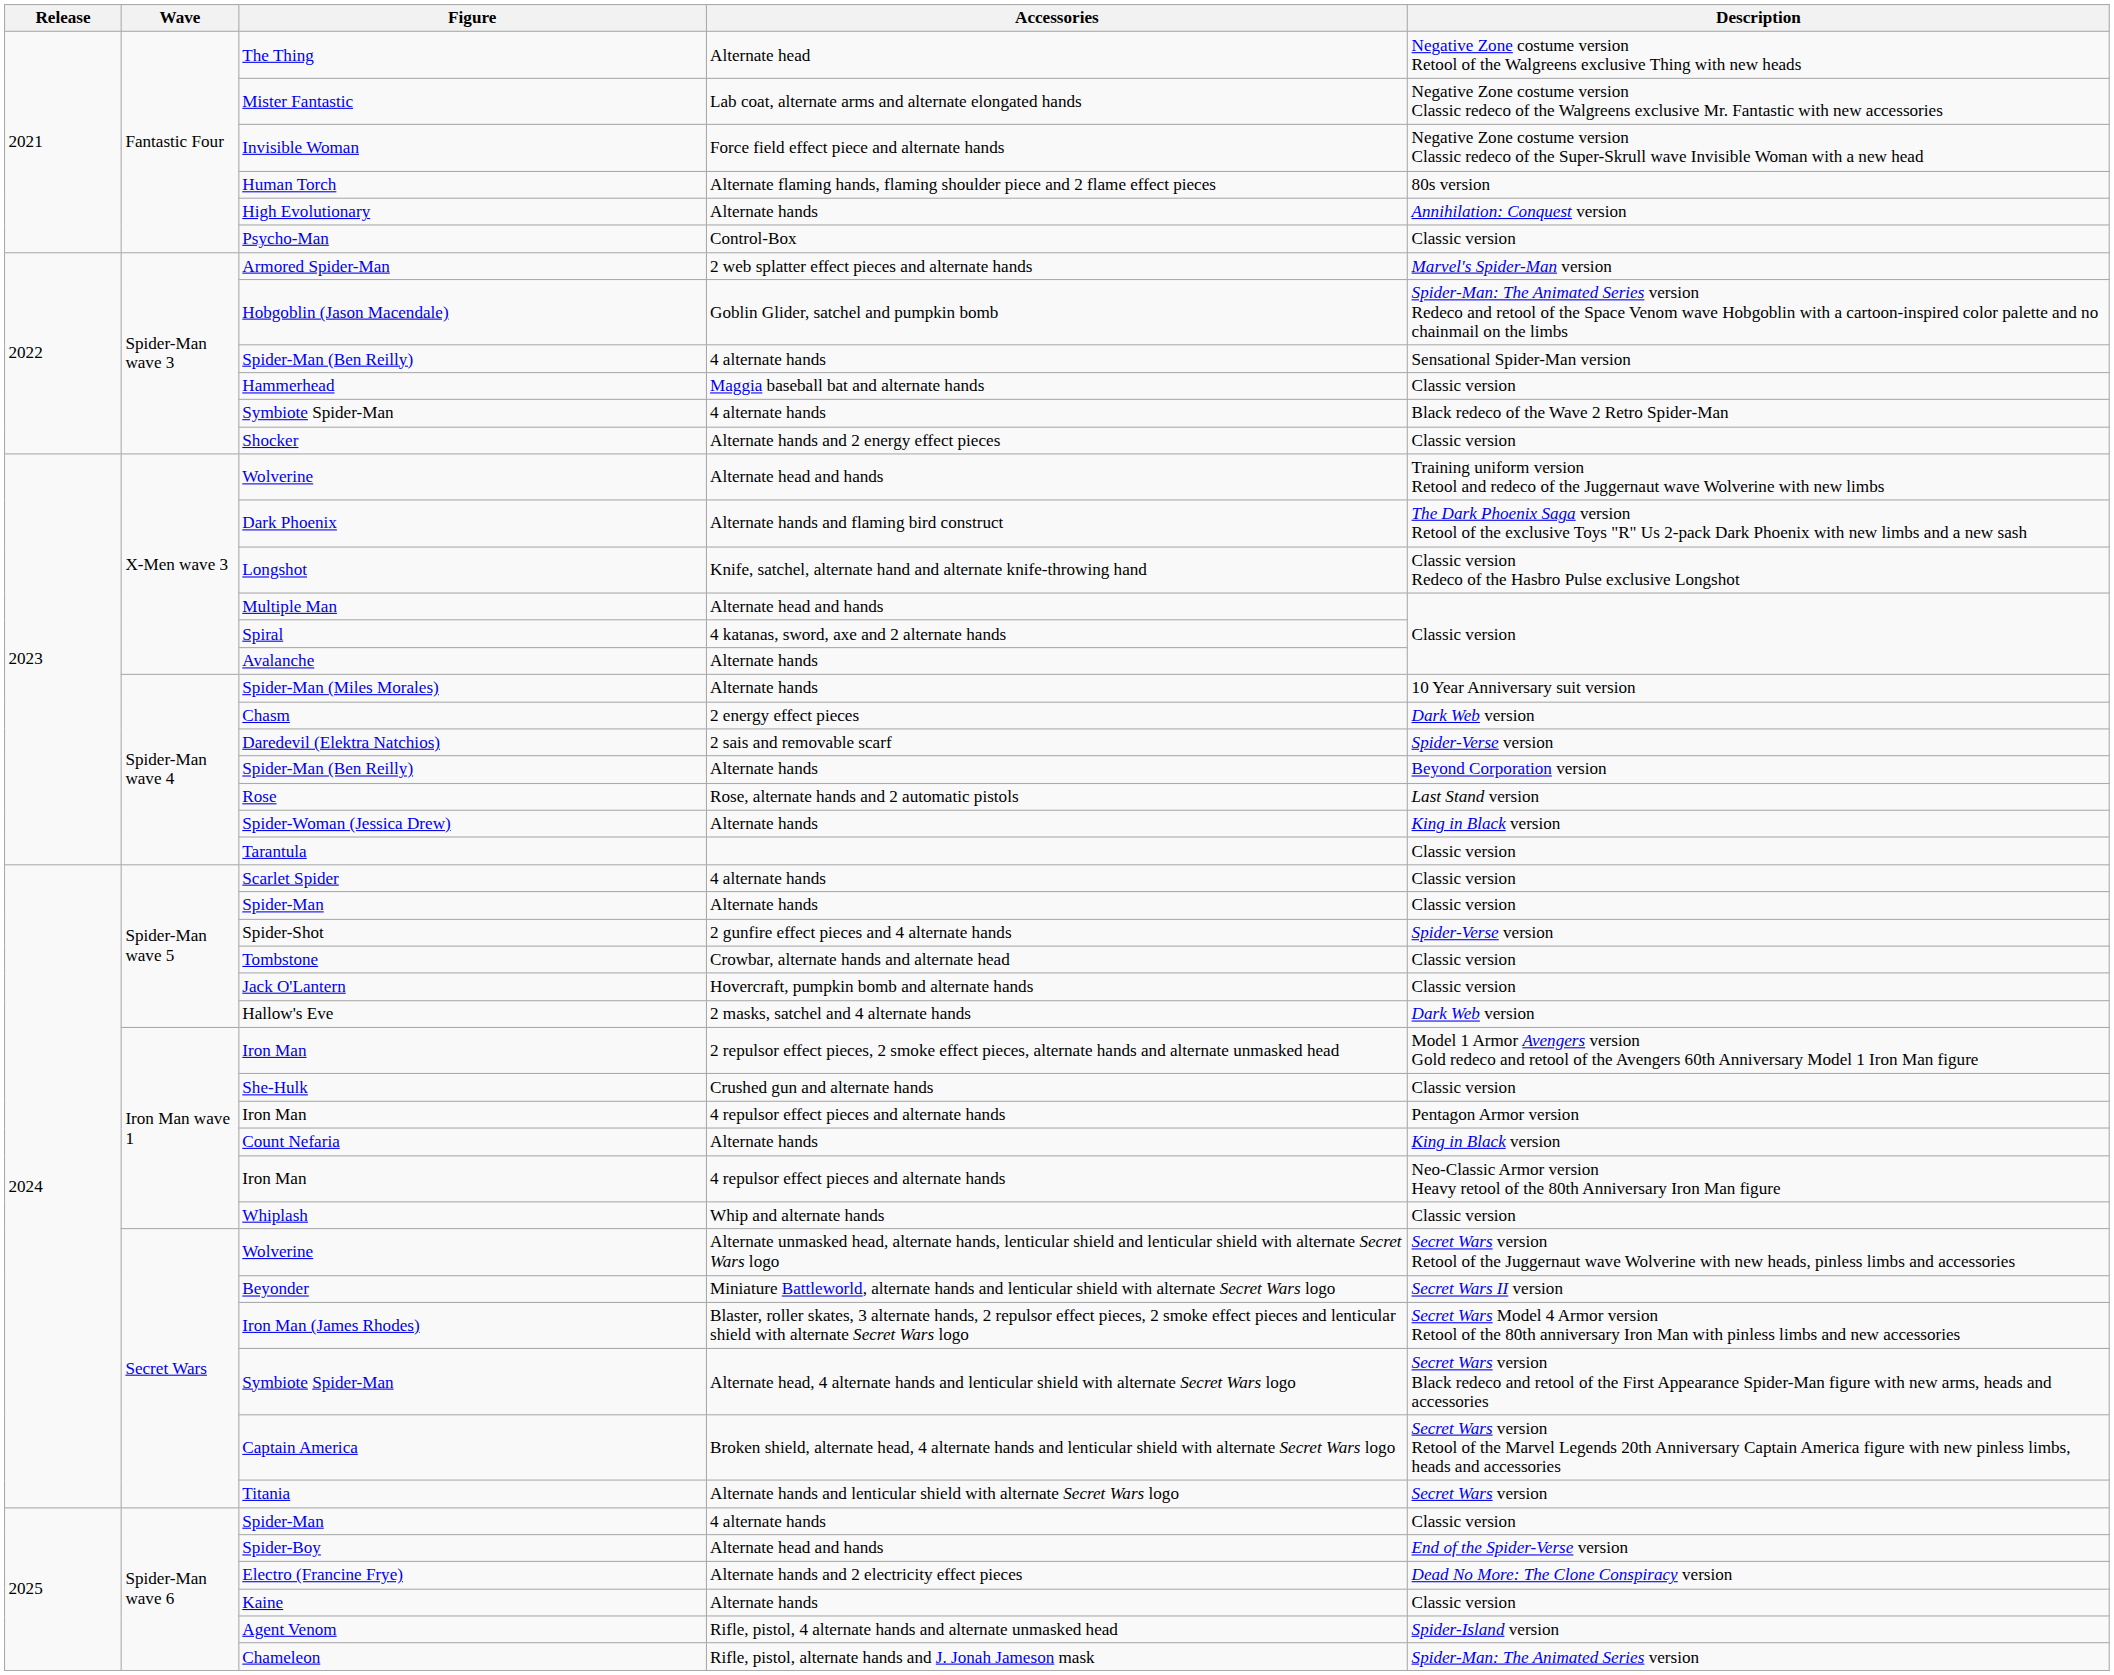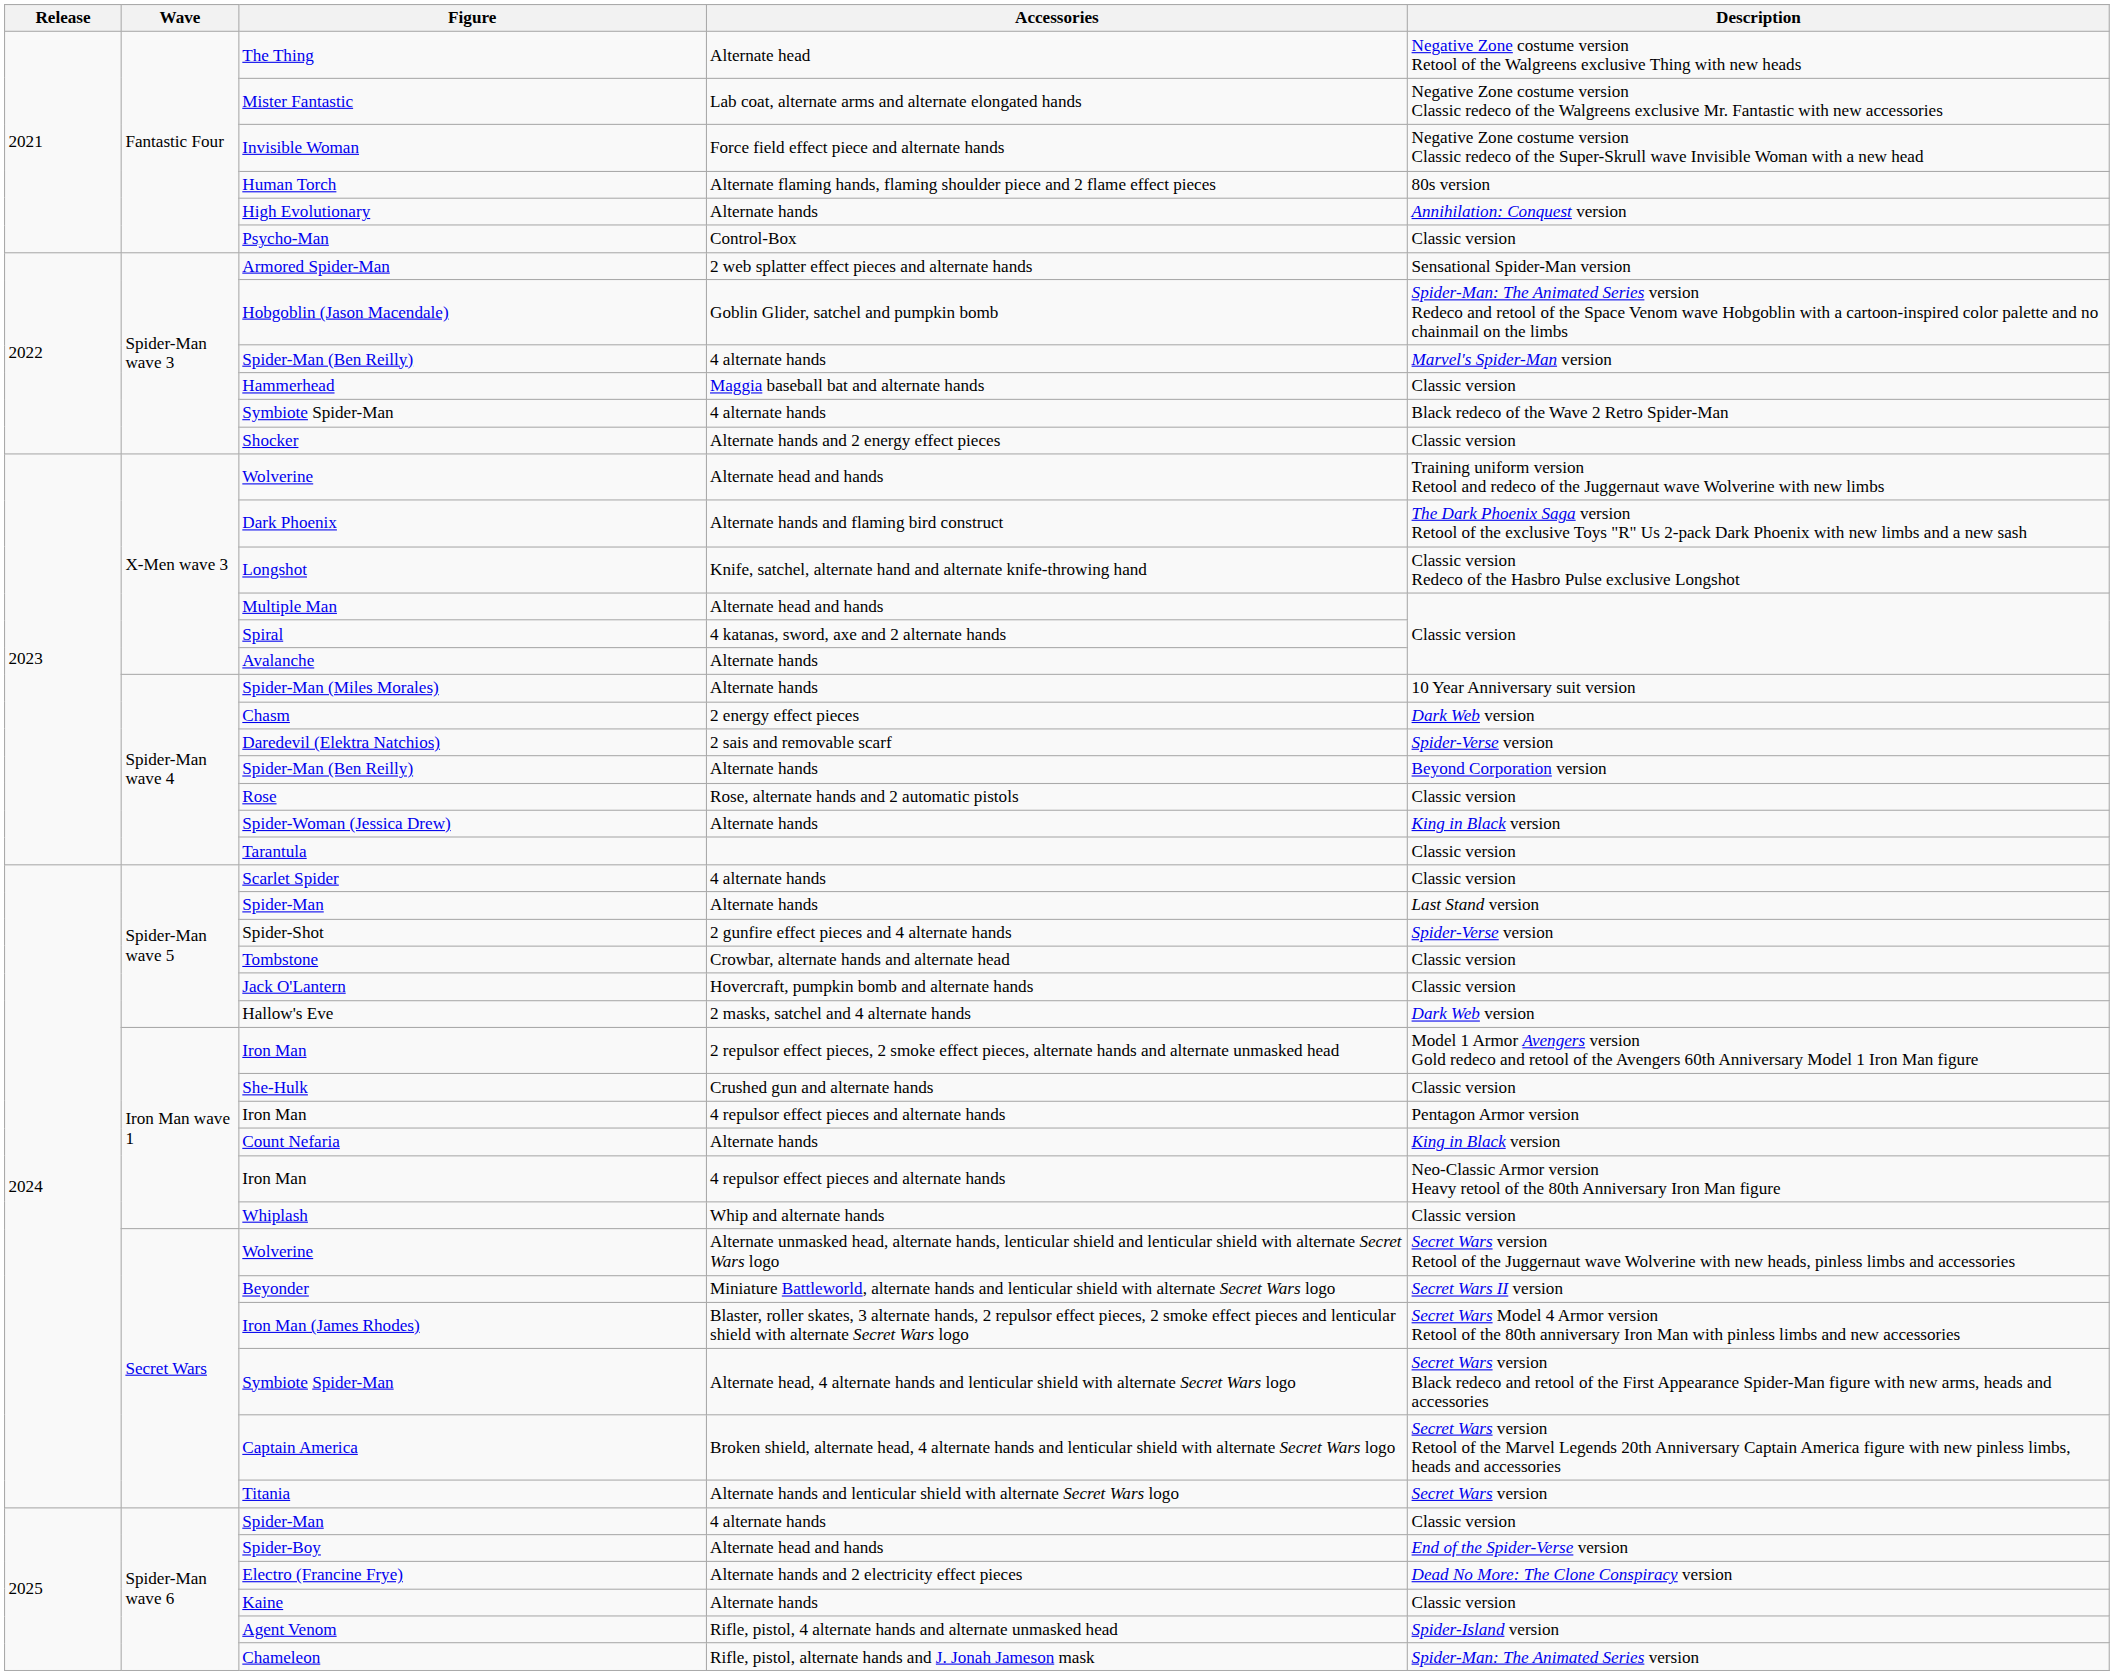(1512, 265) Marvel's Spider-Man version -> (1521, 265) Sensational Spider-Man version
(1521, 358) Sensational Spider-Man version -> (1512, 358) Marvel's Spider-Man version
(1475, 796) Last Stand version -> (1464, 796) Classic version
(1464, 905) Classic version -> (1475, 905) Last Stand version
